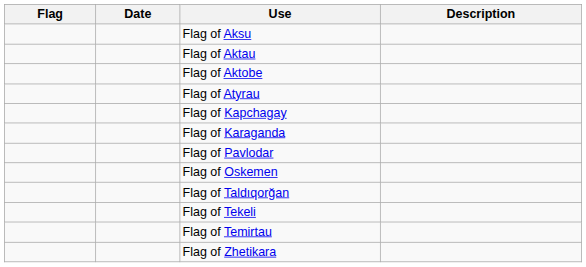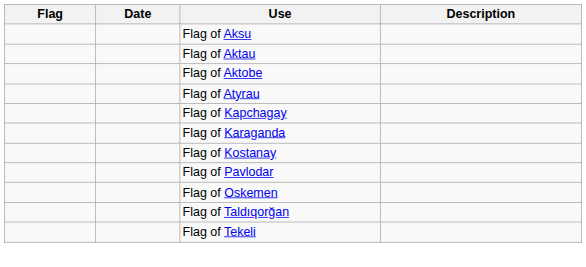+ row: (229, 152)
- row: (227, 232)
- row: (229, 251)
